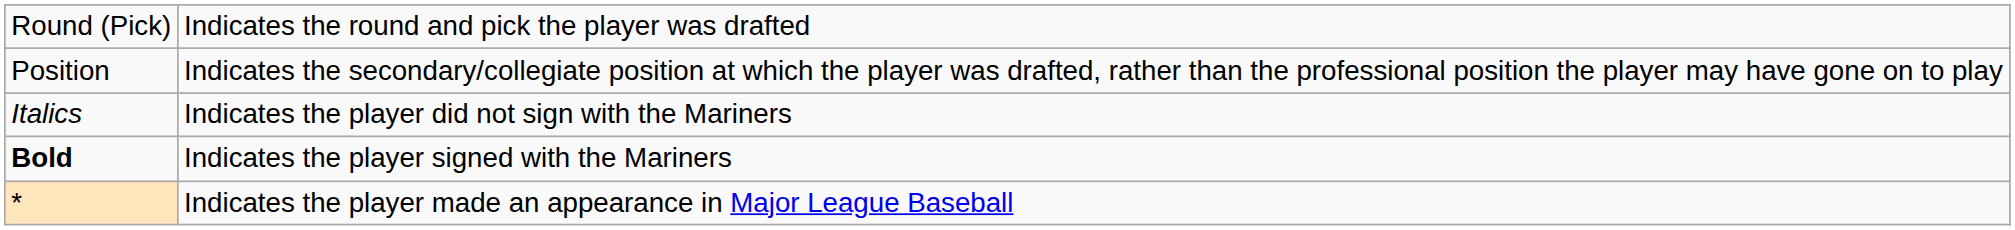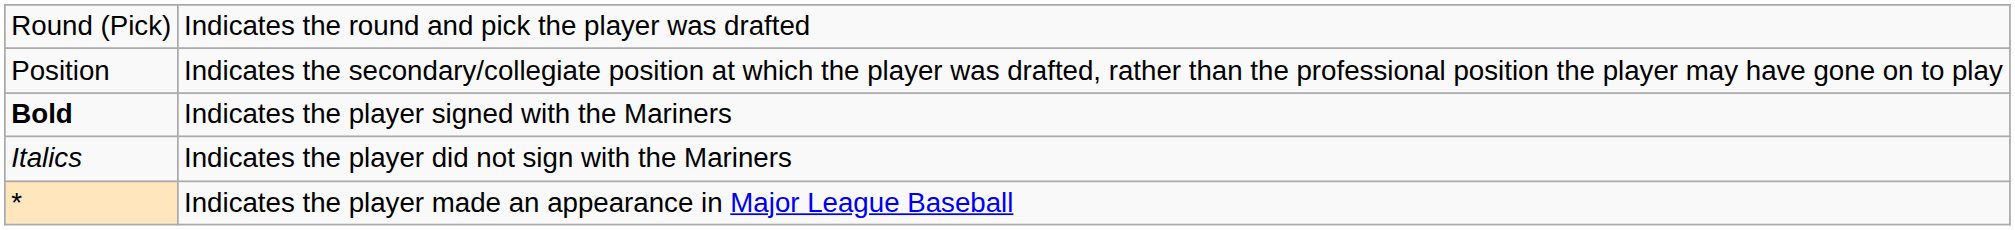rows swapped: (42, 158) <-> (47, 114)
